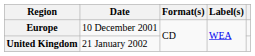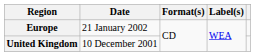(120, 28) 10 December 2001 -> (115, 28) 21 January 2002
(115, 43) 21 January 2002 -> (120, 43) 10 December 2001
